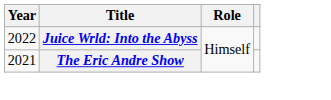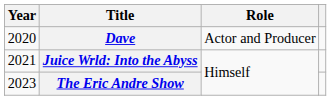+ row: (120, 38)
(22, 38) 2022 -> (22, 60) 2021
(22, 60) 2021 -> (22, 83) 2023
